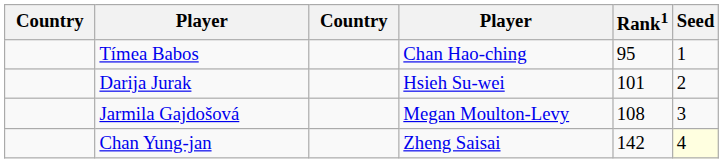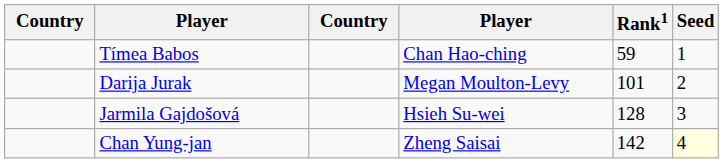(626, 54) 95 -> (626, 54) 59
(454, 83) Hsieh Su-wei -> (486, 83) Megan Moulton-Levy
(486, 113) Megan Moulton-Levy -> (454, 113) Hsieh Su-wei
(631, 113) 108 -> (631, 113) 128
